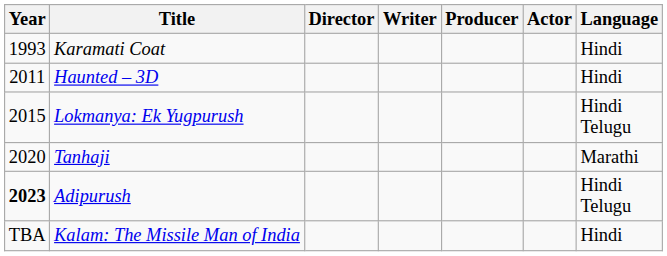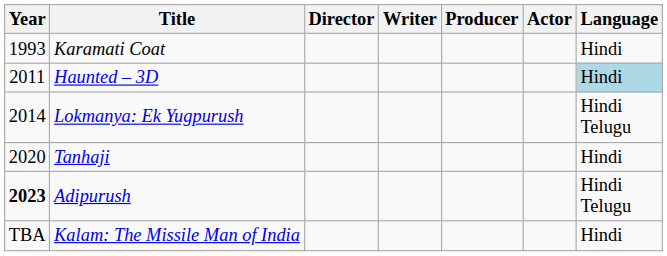(601, 77) no background -> (601, 77) lightblue background
(27, 116) 2015 -> (27, 116) 2014
(610, 156) Marathi -> (601, 156) Hindi
